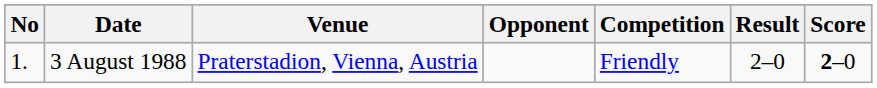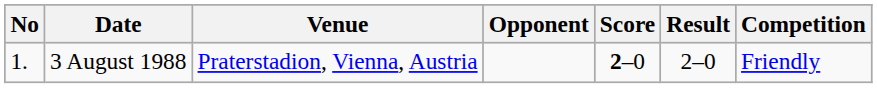columns swapped: (838, 23) <-> (662, 23)
